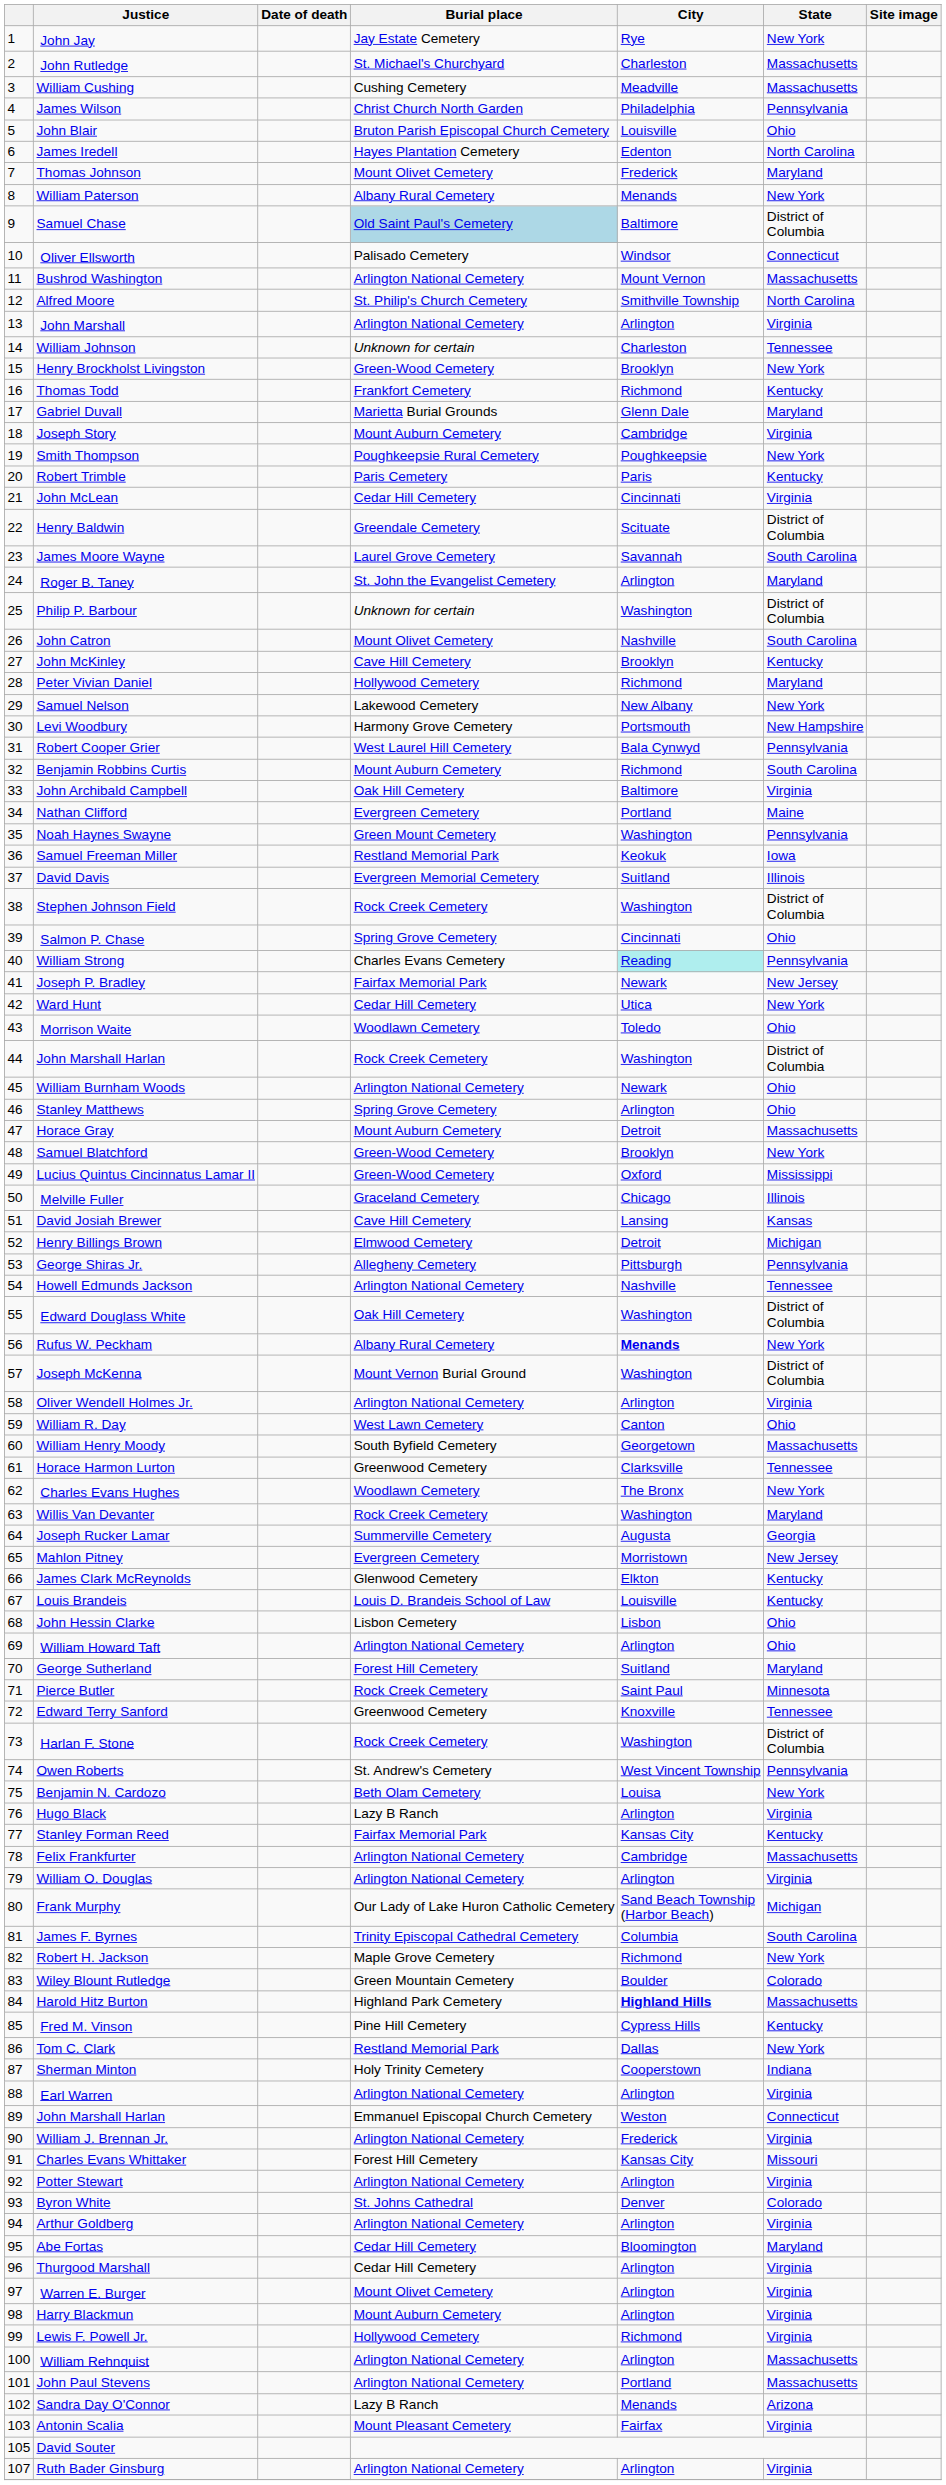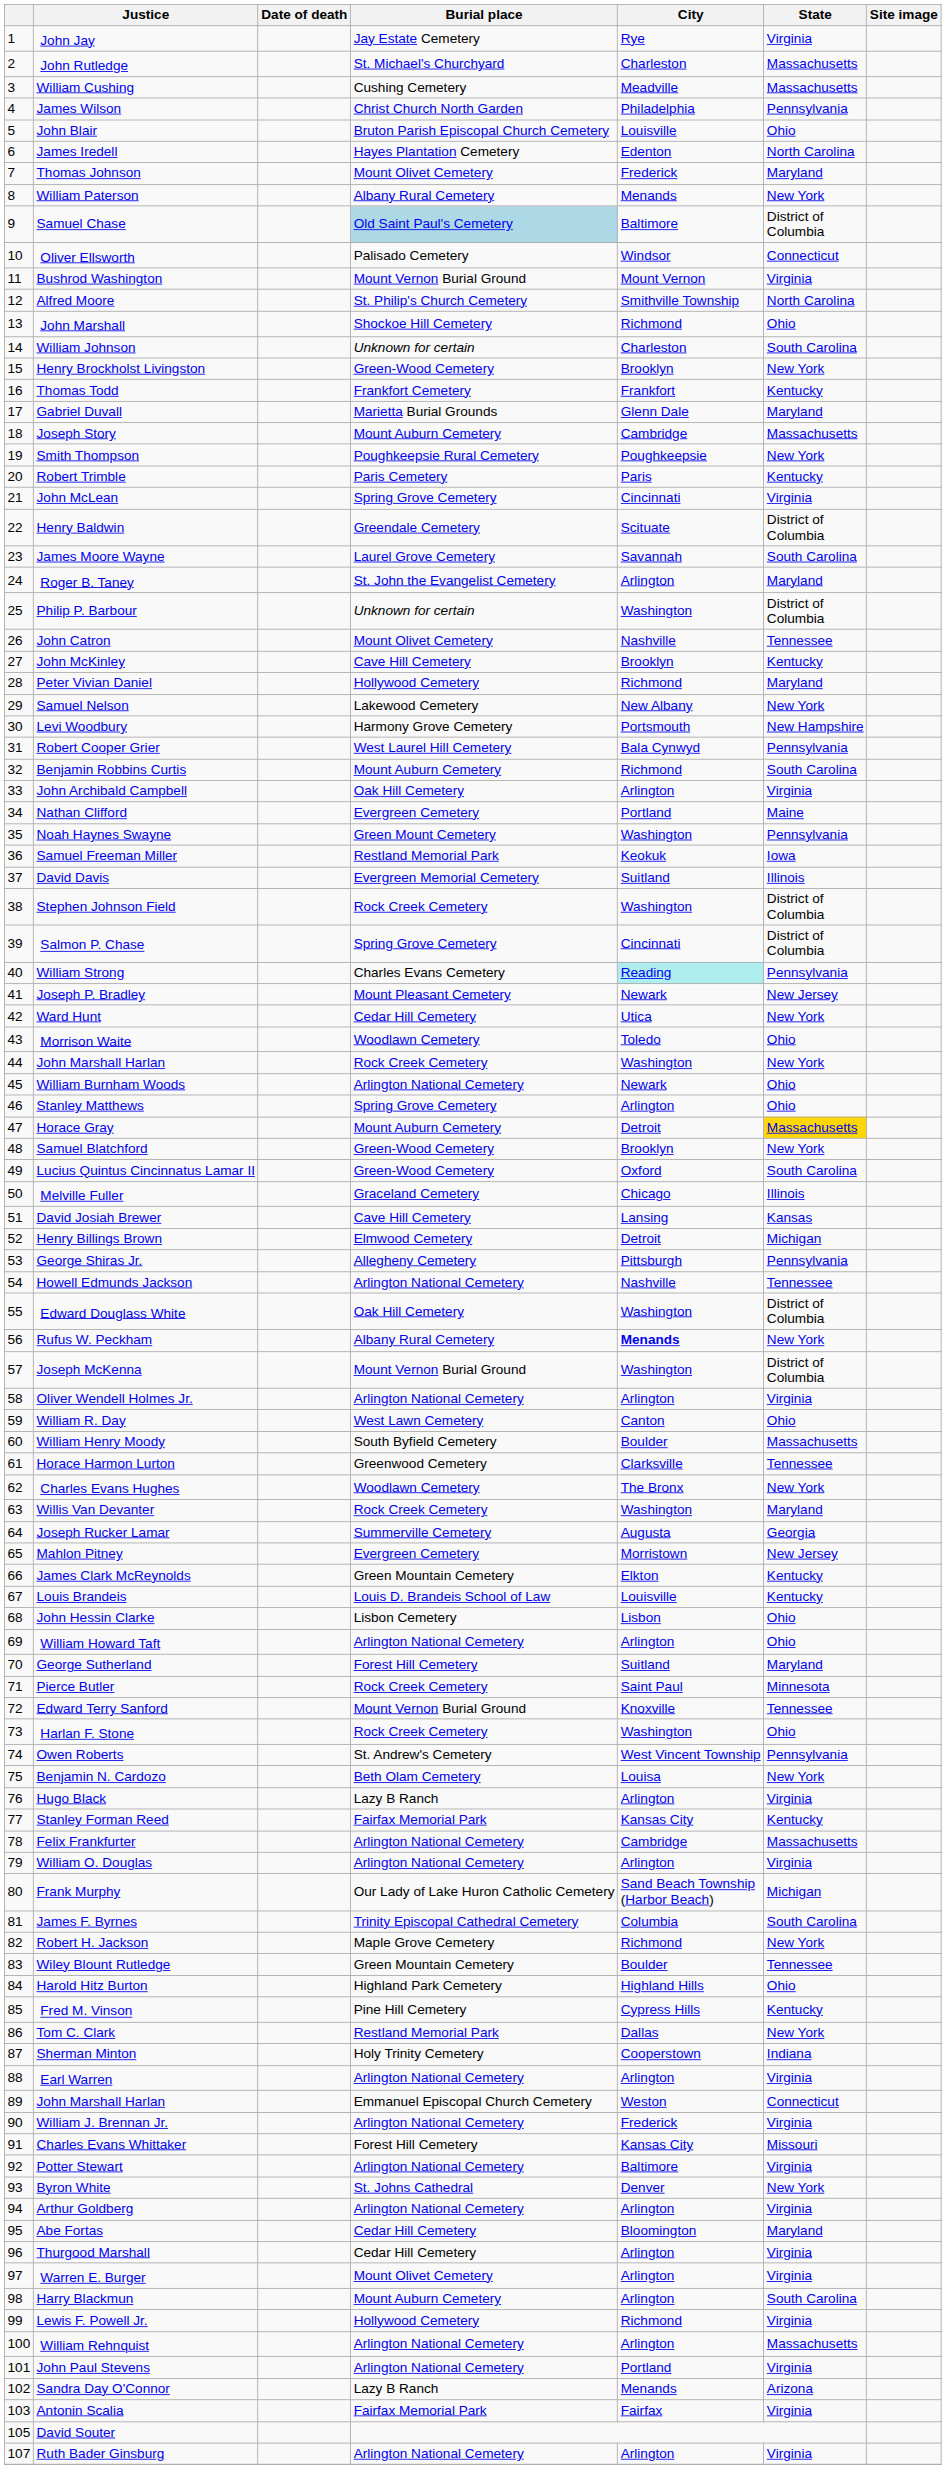(796, 38) New York -> (789, 38) Virginia
(439, 278) Arlington National Cemetery -> (440, 278) Mount Vernon Burial Ground
(812, 278) Massachusetts -> (789, 278) Virginia
(439, 323) Arlington National Cemetery -> (423, 323) Shockoe Hill Cemetery
(648, 323) Arlington -> (651, 323) Richmond
(789, 323) Virginia -> (781, 323) Ohio
(800, 347) Tennessee -> (812, 347) South Carolina
(651, 390) Richmond -> (648, 390) Frankfort
(789, 433) Virginia -> (812, 433) Massachusetts
(415, 498) Cedar Hill Cemetery -> (425, 498) Spring Grove Cemetery
(812, 640) South Carolina -> (800, 640) Tennessee
(649, 791) Baltimore -> (648, 791) Arlington
(781, 937) Ohio -> (796, 943) District of Columbia
(420, 982) Fairfax Memorial Park -> (432, 994) Mount Pleasant Cemetery
(796, 1058) District of Columbia -> (796, 1062) New York
(812, 1131) no background -> (812, 1127) gold background
(800, 1174) Mississippi -> (812, 1170) South Carolina
(658, 1445) Georgetown -> (644, 1442) Boulder
(416, 1579) Glenwood Cemetery -> (434, 1575) Green Mountain Cemetery
(420, 1712) Greenwood Cemetery -> (440, 1708) Mount Vernon Burial Ground
(796, 1741) District of Columbia -> (781, 1731) Ohio
(794, 1979) Colorado -> (800, 1964) Tennessee
(666, 2001) bold -> (662, 1986) normal
(812, 2001) Massachusetts -> (781, 1986) Ohio
(648, 2181) Arlington -> (649, 2166) Baltimore
(794, 2203) Colorado -> (796, 2187) New York
(789, 2314) Virginia -> (812, 2299) South Carolina
(812, 2382) Massachusetts -> (789, 2367) Virginia
(432, 2426) Mount Pleasant Cemetery -> (420, 2410) Fairfax Memorial Park
